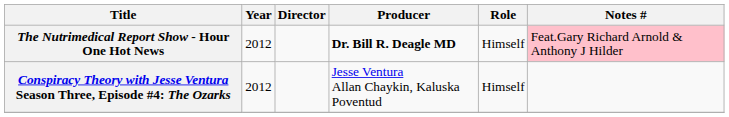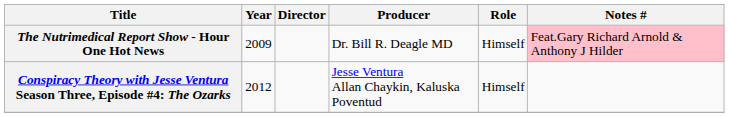(258, 43) 2012 -> (258, 43) 2009
(394, 43) bold -> (392, 43) normal
